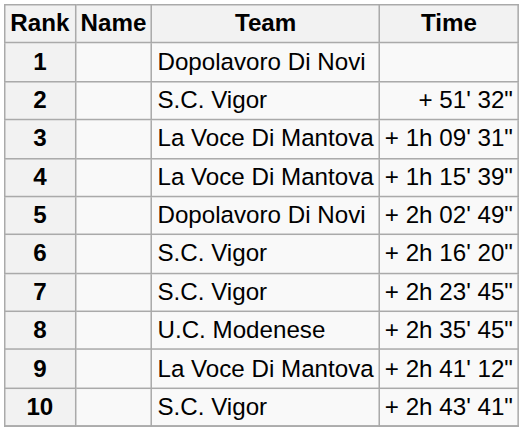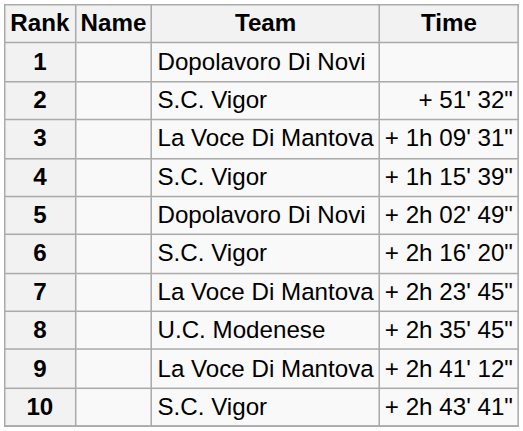(266, 176) La Voce Di Mantova -> (212, 176) S.C. Vigor
(212, 291) S.C. Vigor -> (266, 291) La Voce Di Mantova
